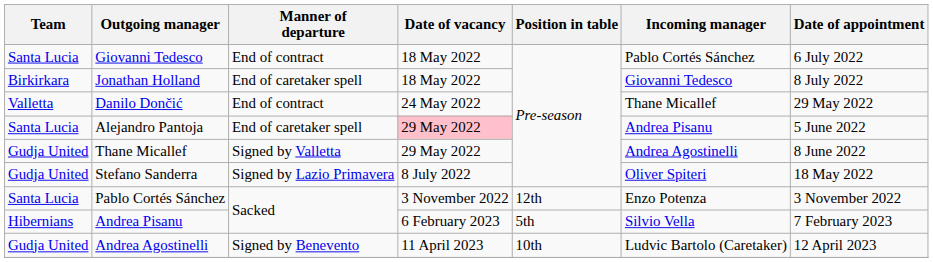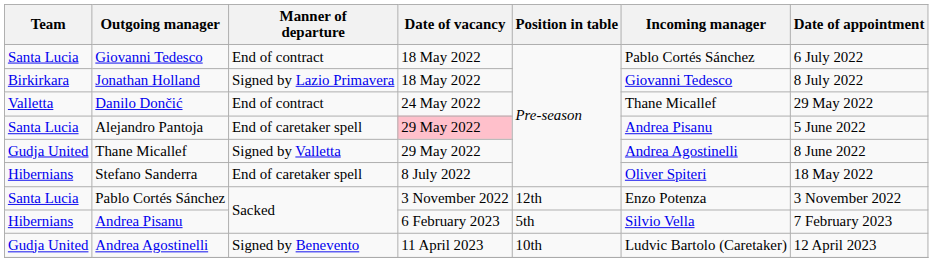(297, 80) End of caretaker spell -> (313, 80) Signed by Lazio Primavera
(48, 174) Gudja United -> (41, 174) Hibernians
(313, 174) Signed by Lazio Primavera -> (297, 174) End of caretaker spell
